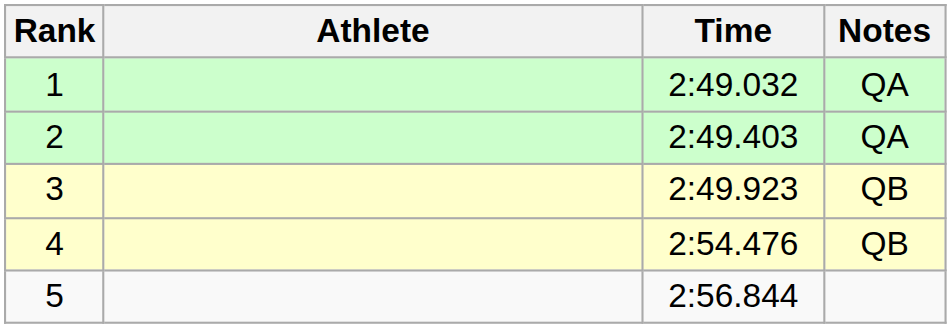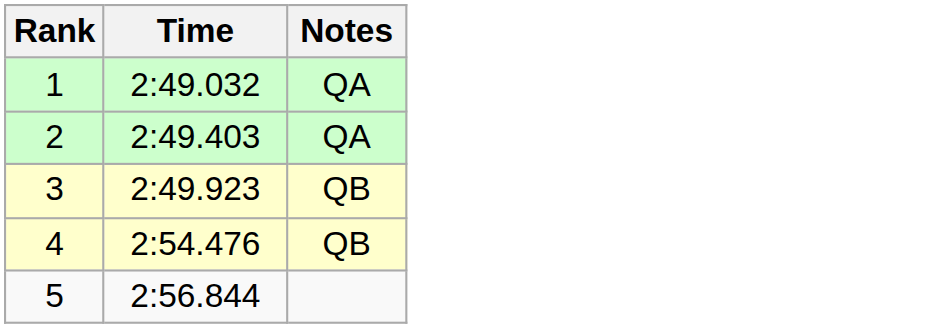- column: (373, 31)
